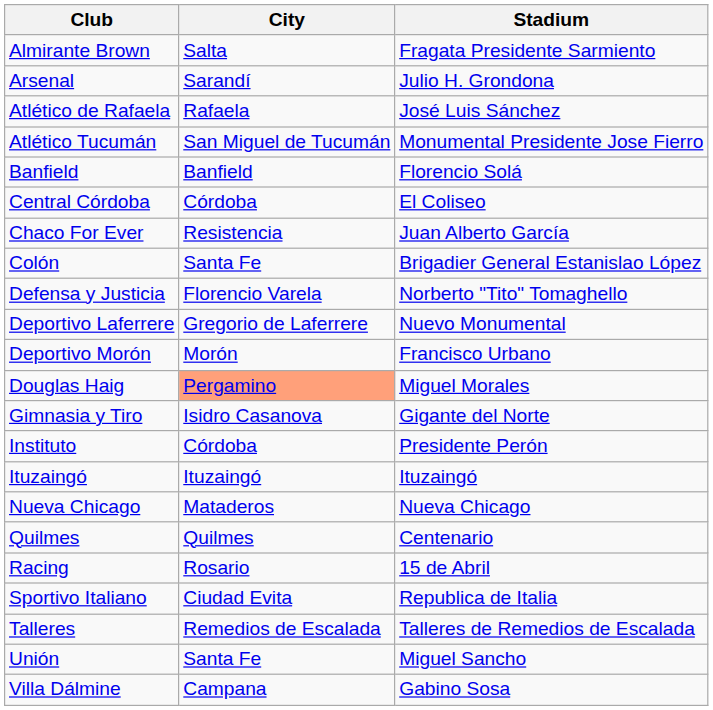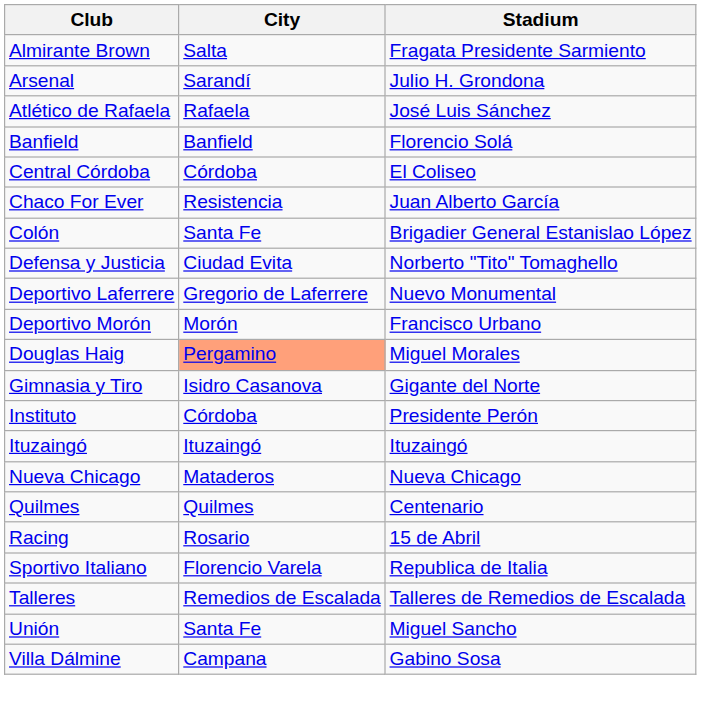- row: (83, 141)
(252, 293) Florencio Varela -> (238, 263) Ciudad Evita
(238, 598) Ciudad Evita -> (252, 567) Florencio Varela
